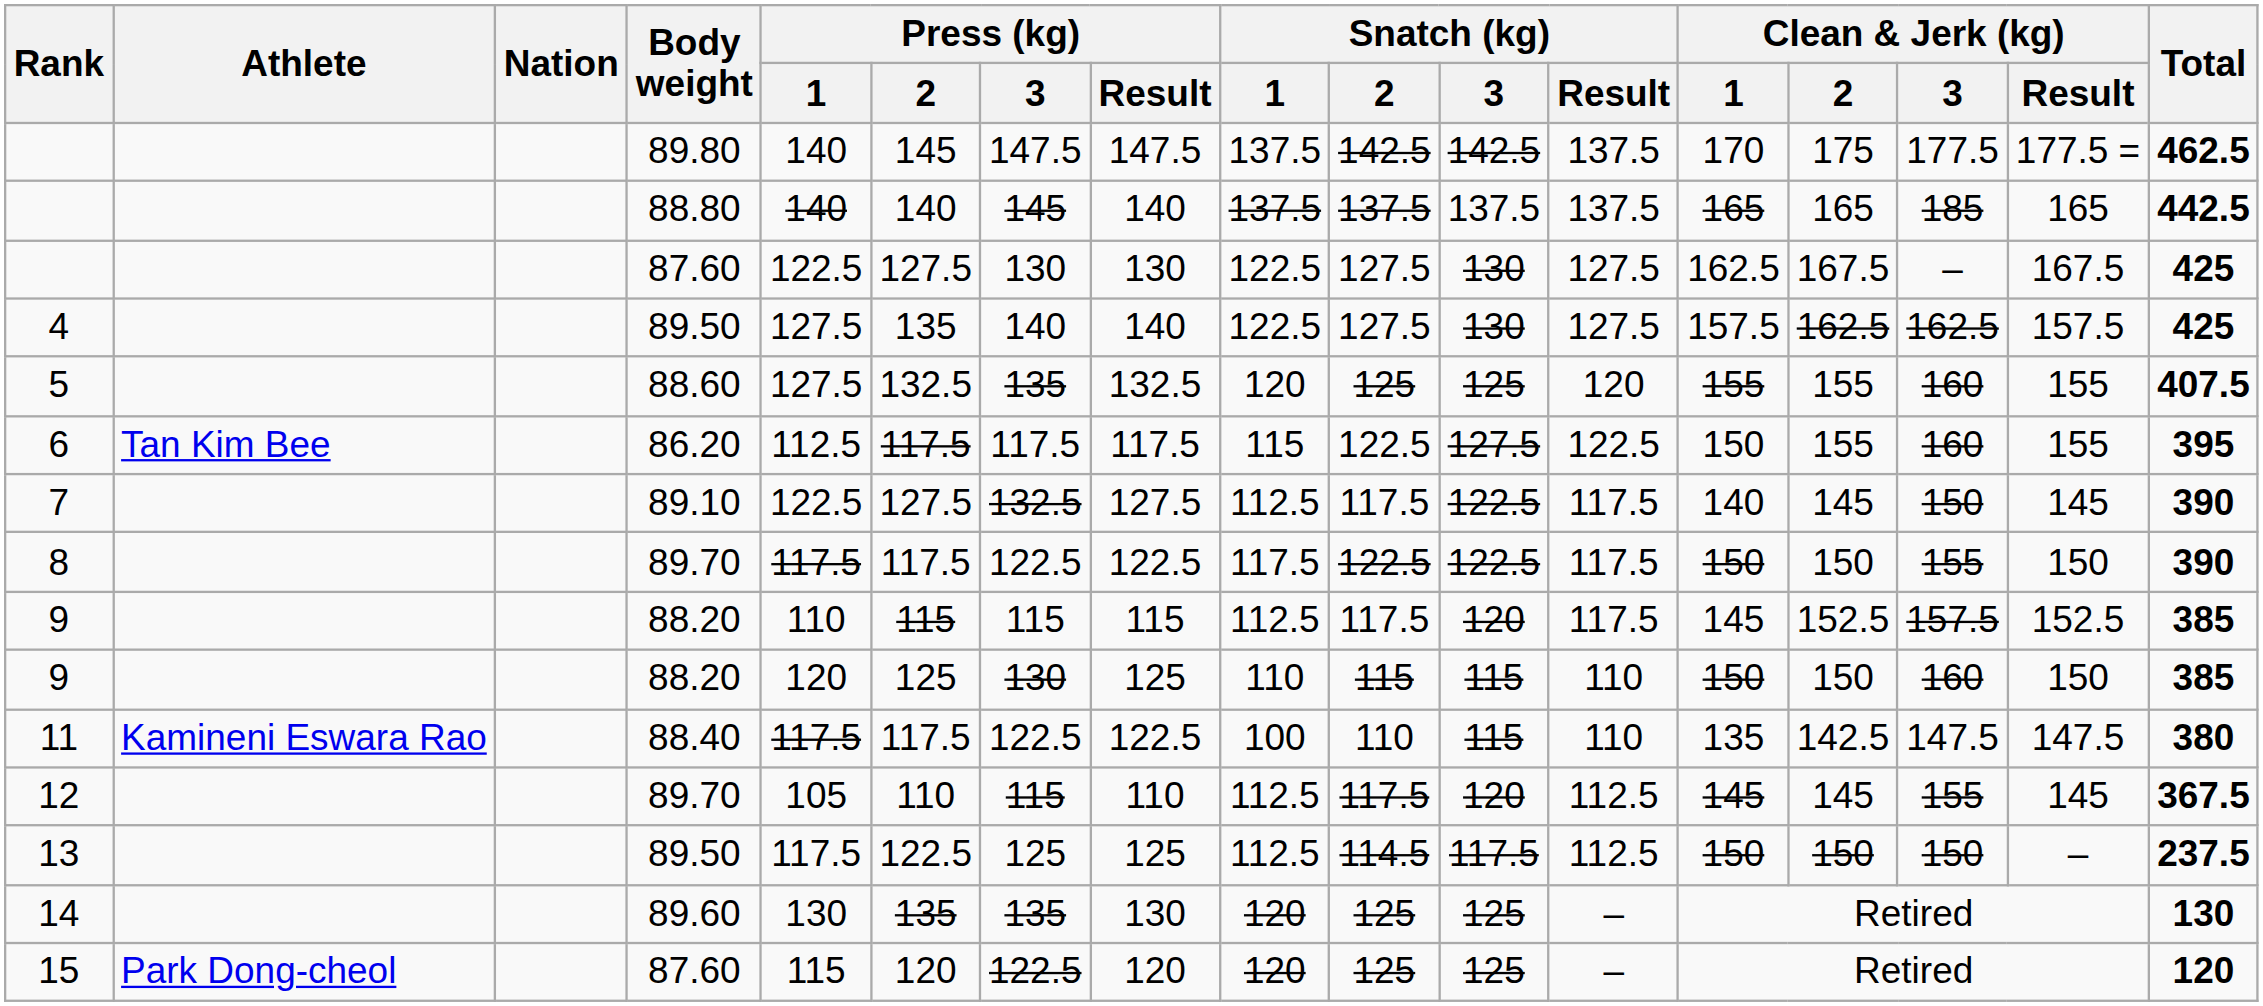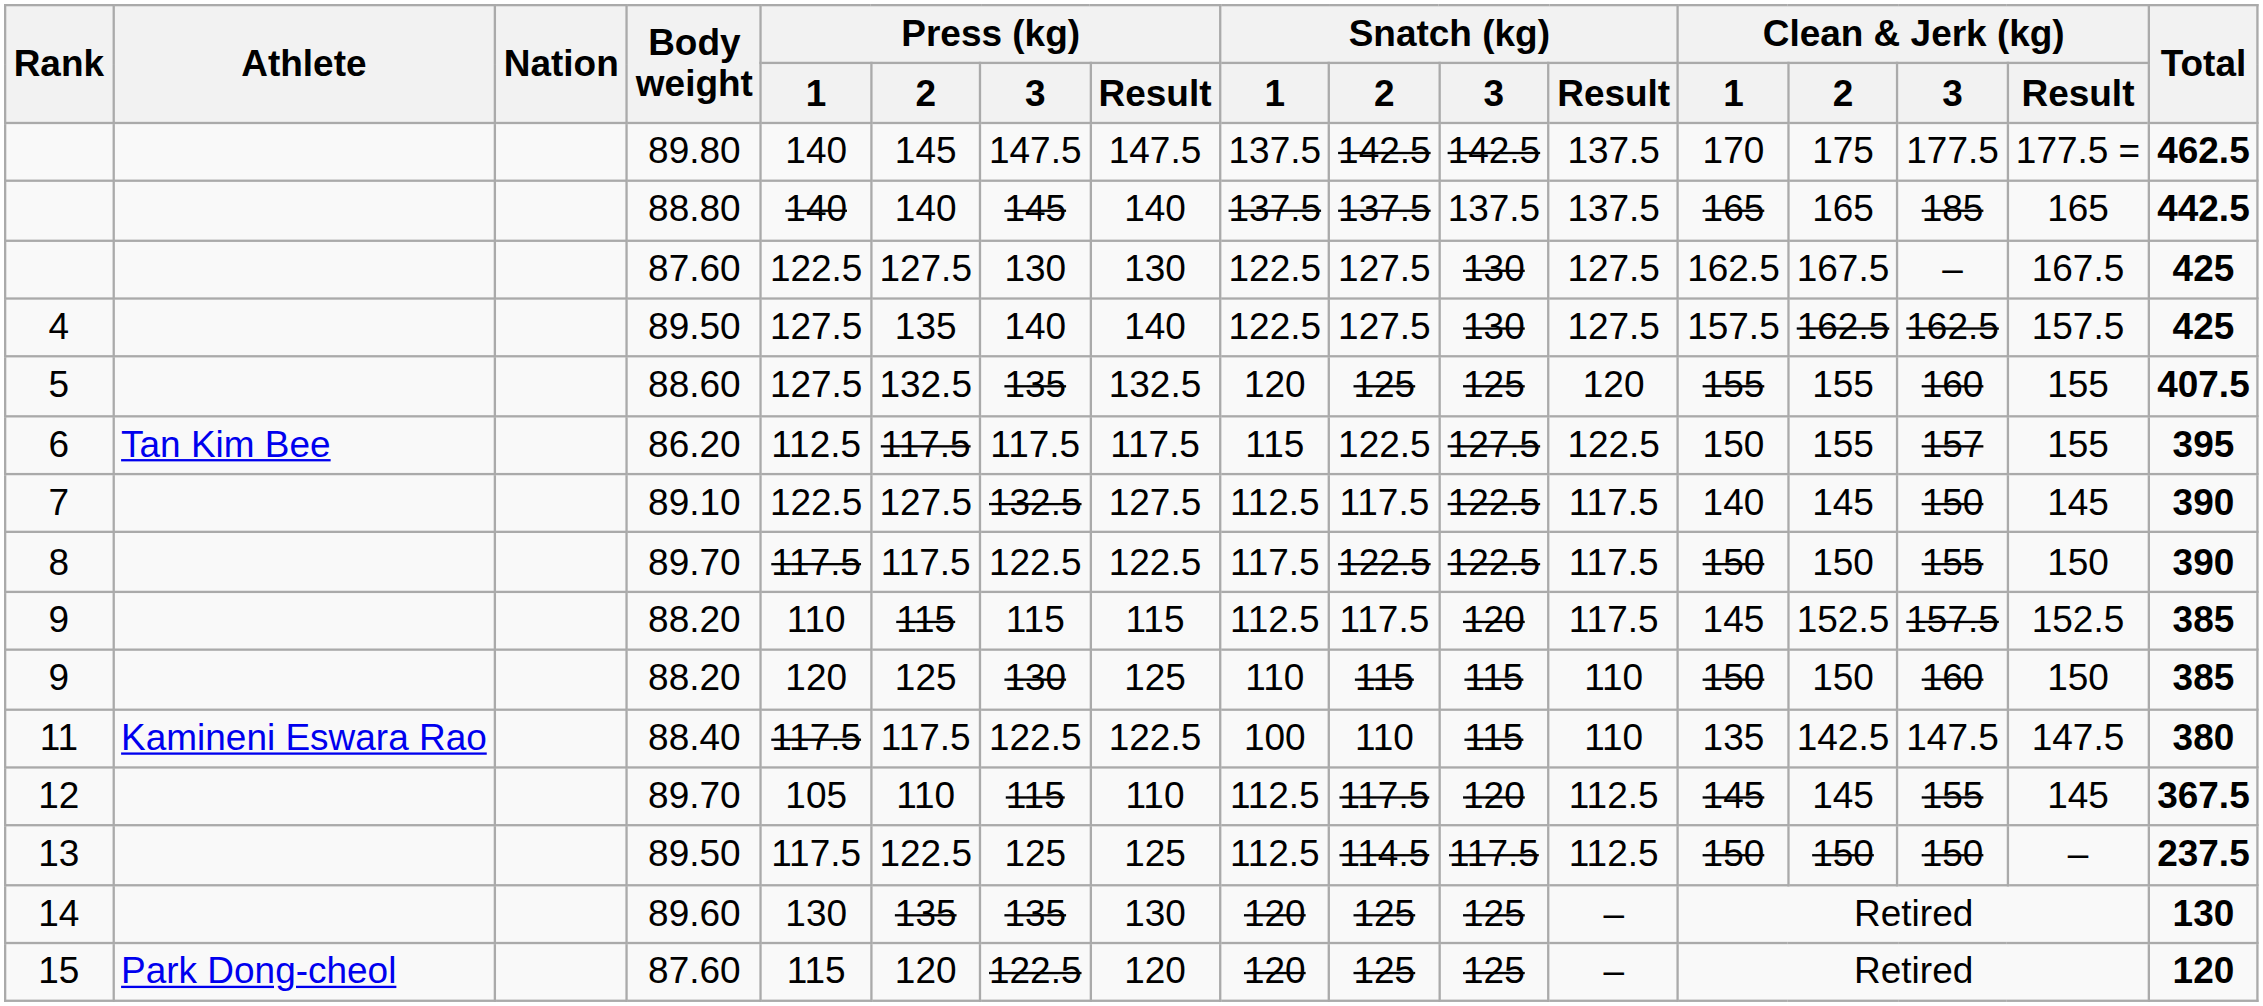(1953, 444) 160 -> (1953, 444) 157
